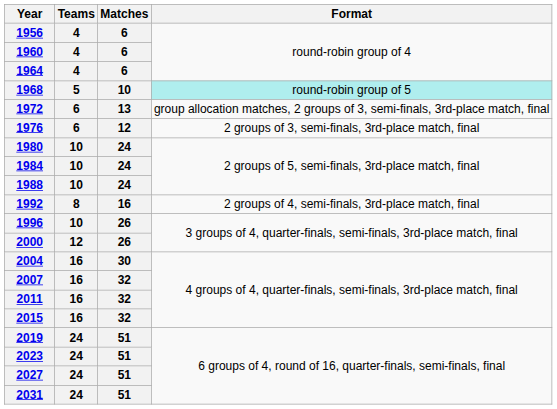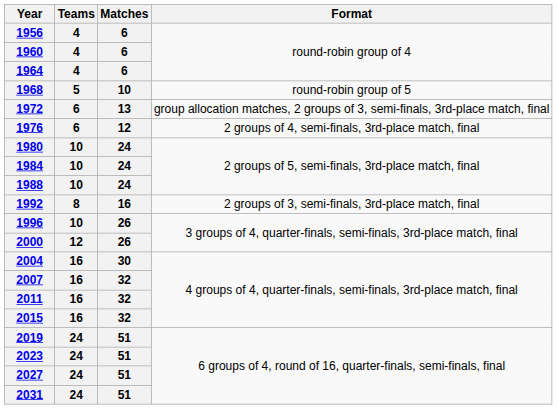(352, 90) paleturquoise background -> (352, 90) no background
(352, 128) 2 groups of 3, semi-finals, 3rd-place match, final -> (352, 128) 2 groups of 4, semi-finals, 3rd-place match, final
(352, 204) 2 groups of 4, semi-finals, 3rd-place match, final -> (352, 204) 2 groups of 3, semi-finals, 3rd-place match, final
